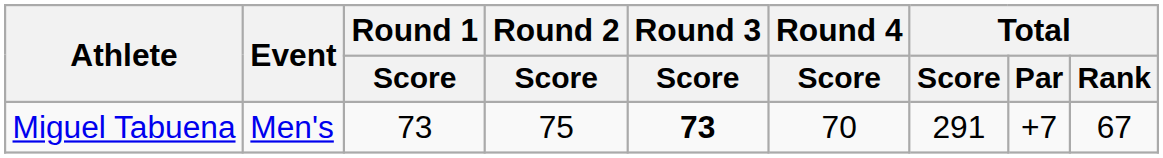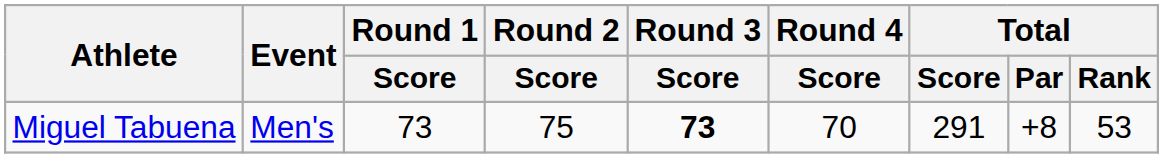(1039, 128) +7 -> (1039, 128) +8
(1114, 128) 67 -> (1114, 128) 53
